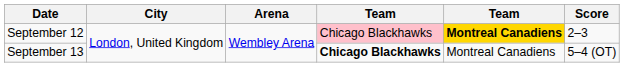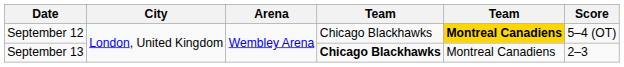(376, 33) pink background -> (376, 33) no background
(578, 33) 2–3 -> (592, 33) 5–4 (OT)
(592, 52) 5–4 (OT) -> (578, 52) 2–3
